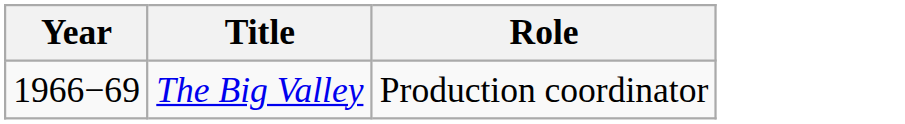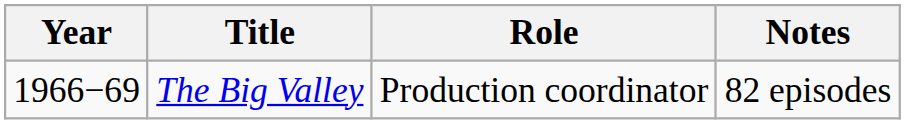+ column: (808, 32)
